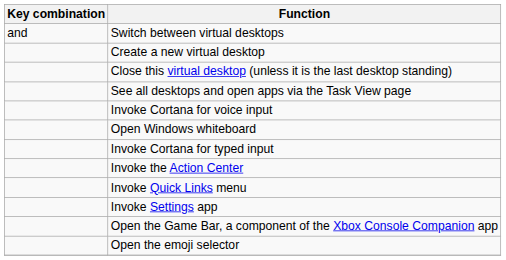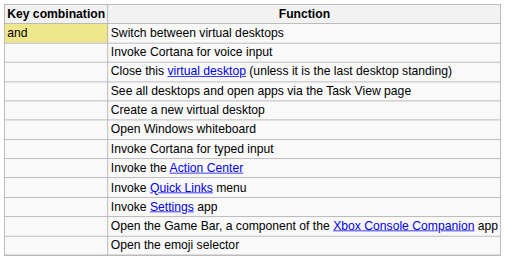(17, 33) no background -> (17, 33) khaki background
rows swapped: (188, 52) <-> (192, 110)
